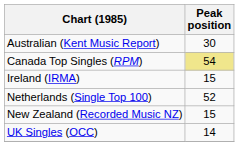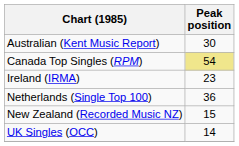(209, 79) 15 -> (209, 79) 23
(209, 97) 52 -> (209, 97) 36
